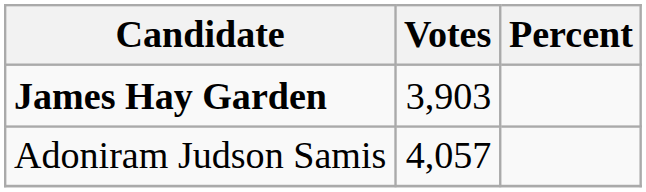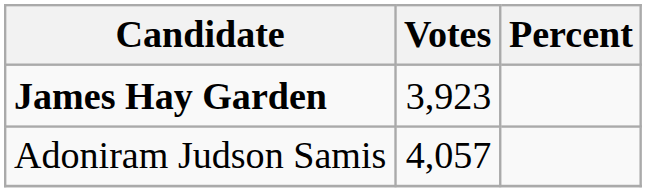(449, 95) 3,903 -> (449, 95) 3,923
